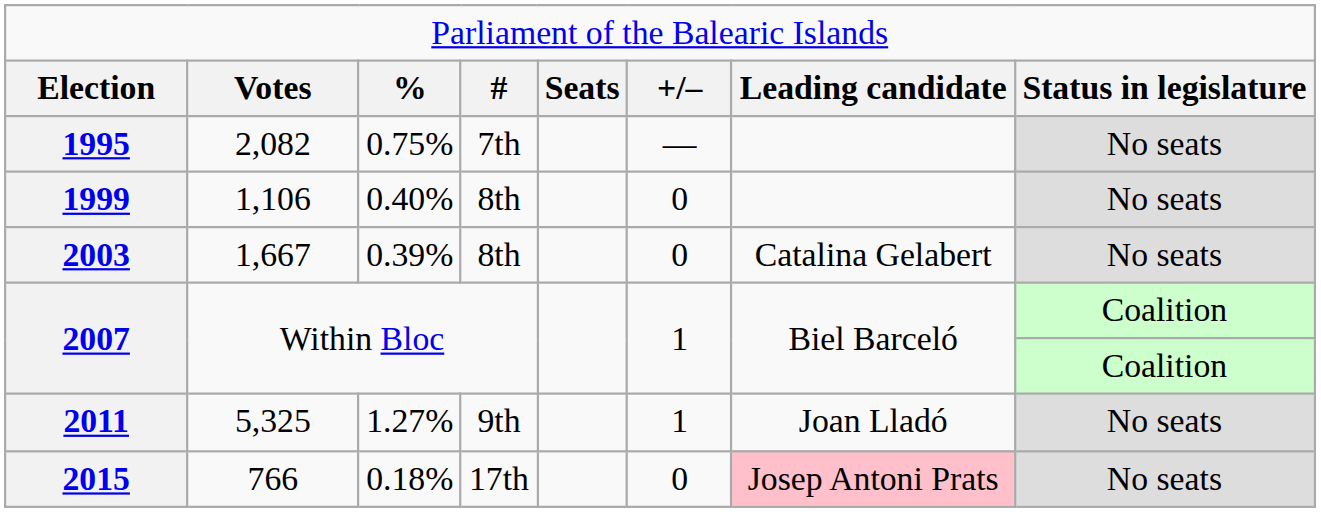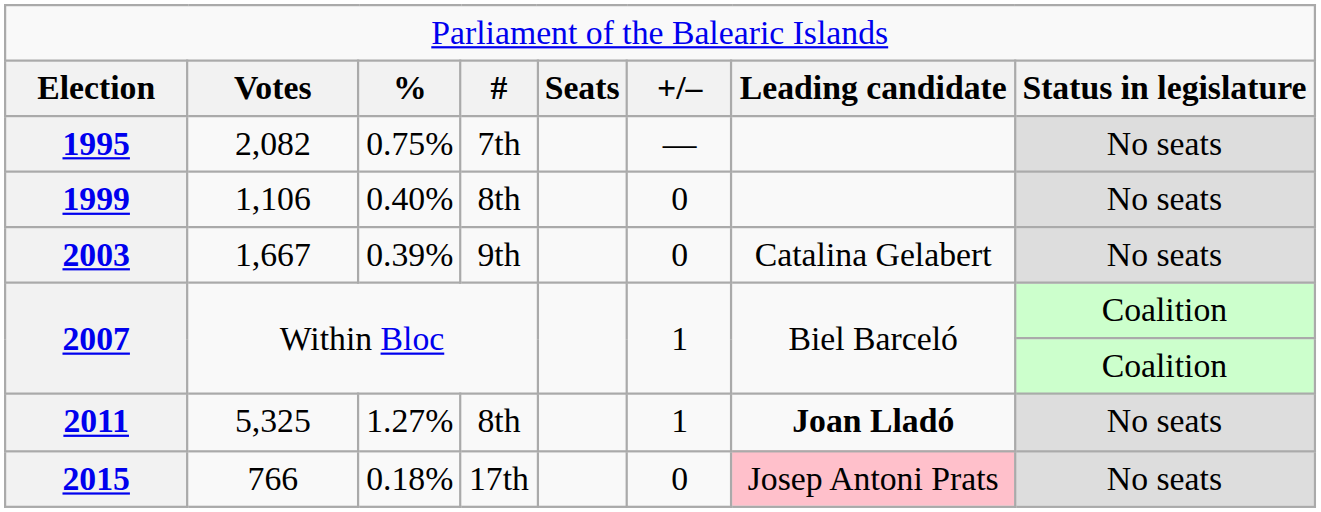(499, 255) 8th -> (499, 255) 9th
(499, 421) 9th -> (499, 421) 8th
(873, 421) normal -> (873, 421) bold
